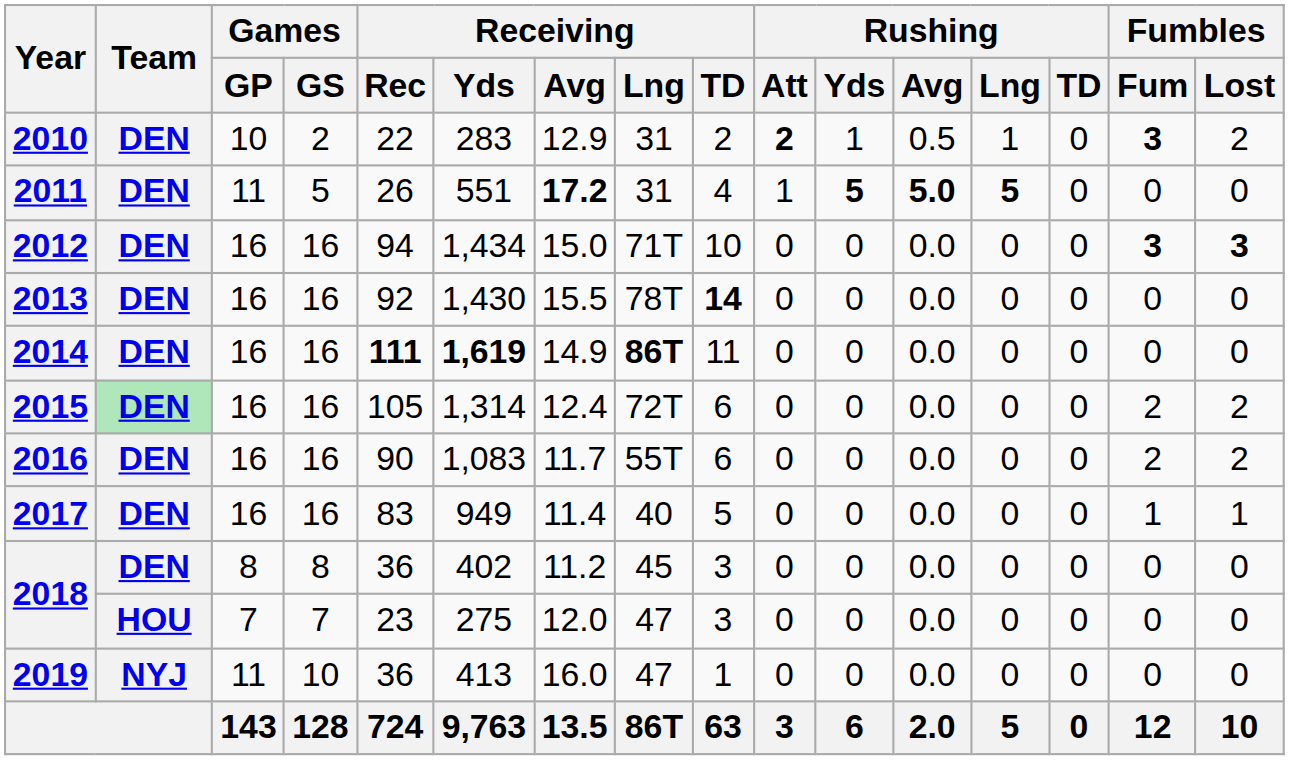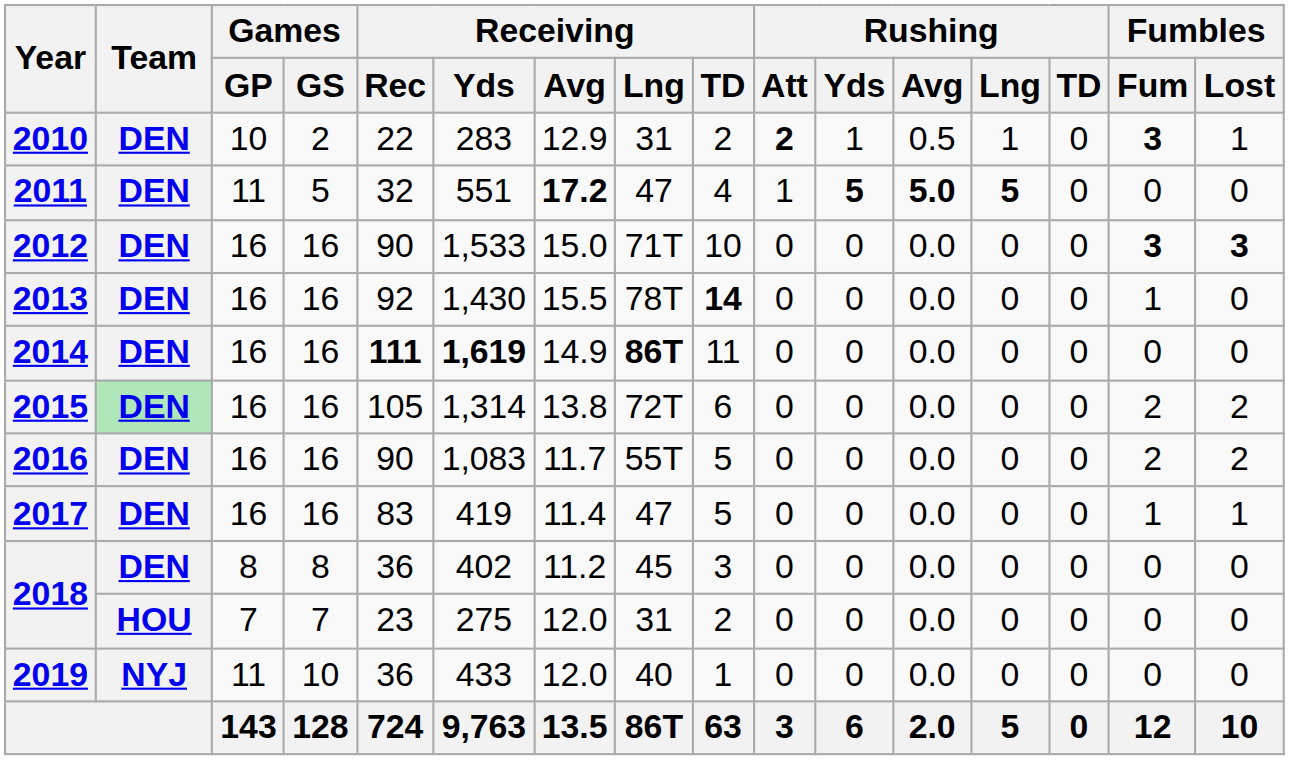(1240, 138) 2 -> (1240, 138) 1
(395, 191) 26 -> (395, 191) 32
(654, 191) 31 -> (654, 191) 47
(395, 245) 94 -> (395, 245) 90
(484, 245) 1,434 -> (484, 245) 1,533
(1153, 298) 0 -> (1153, 298) 1
(575, 406) 12.4 -> (575, 406) 13.8
(723, 459) 6 -> (723, 459) 5
(484, 513) 949 -> (484, 513) 419
(654, 513) 40 -> (654, 513) 47
(654, 620) 47 -> (654, 620) 31
(723, 620) 3 -> (723, 620) 2
(484, 673) 413 -> (484, 673) 433
(575, 673) 16.0 -> (575, 673) 12.0
(654, 673) 47 -> (654, 673) 40
